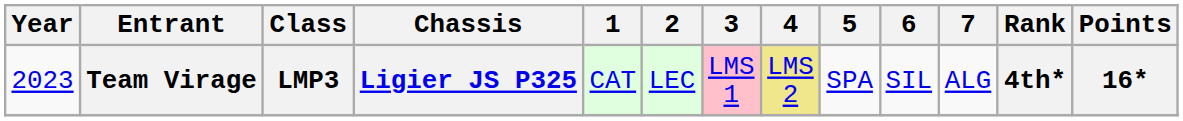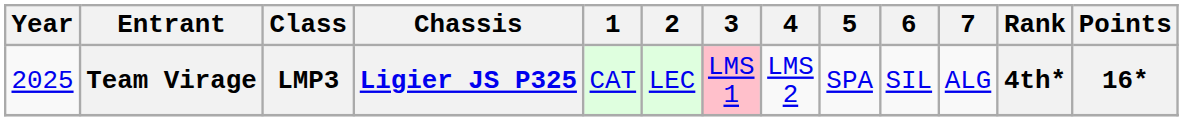(43, 80) 2023 -> (43, 80) 2025
(790, 80) khaki background -> (790, 80) no background
